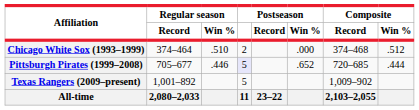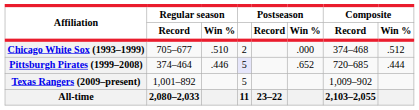(174, 49) 374–464 -> (174, 49) 705–677
(174, 65) 705–677 -> (174, 65) 374–464
